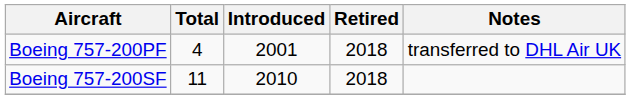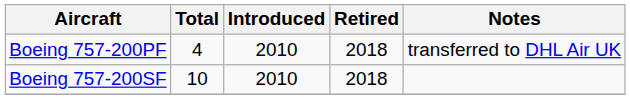(277, 49) 2001 -> (277, 49) 2010
(197, 79) 11 -> (197, 79) 10
